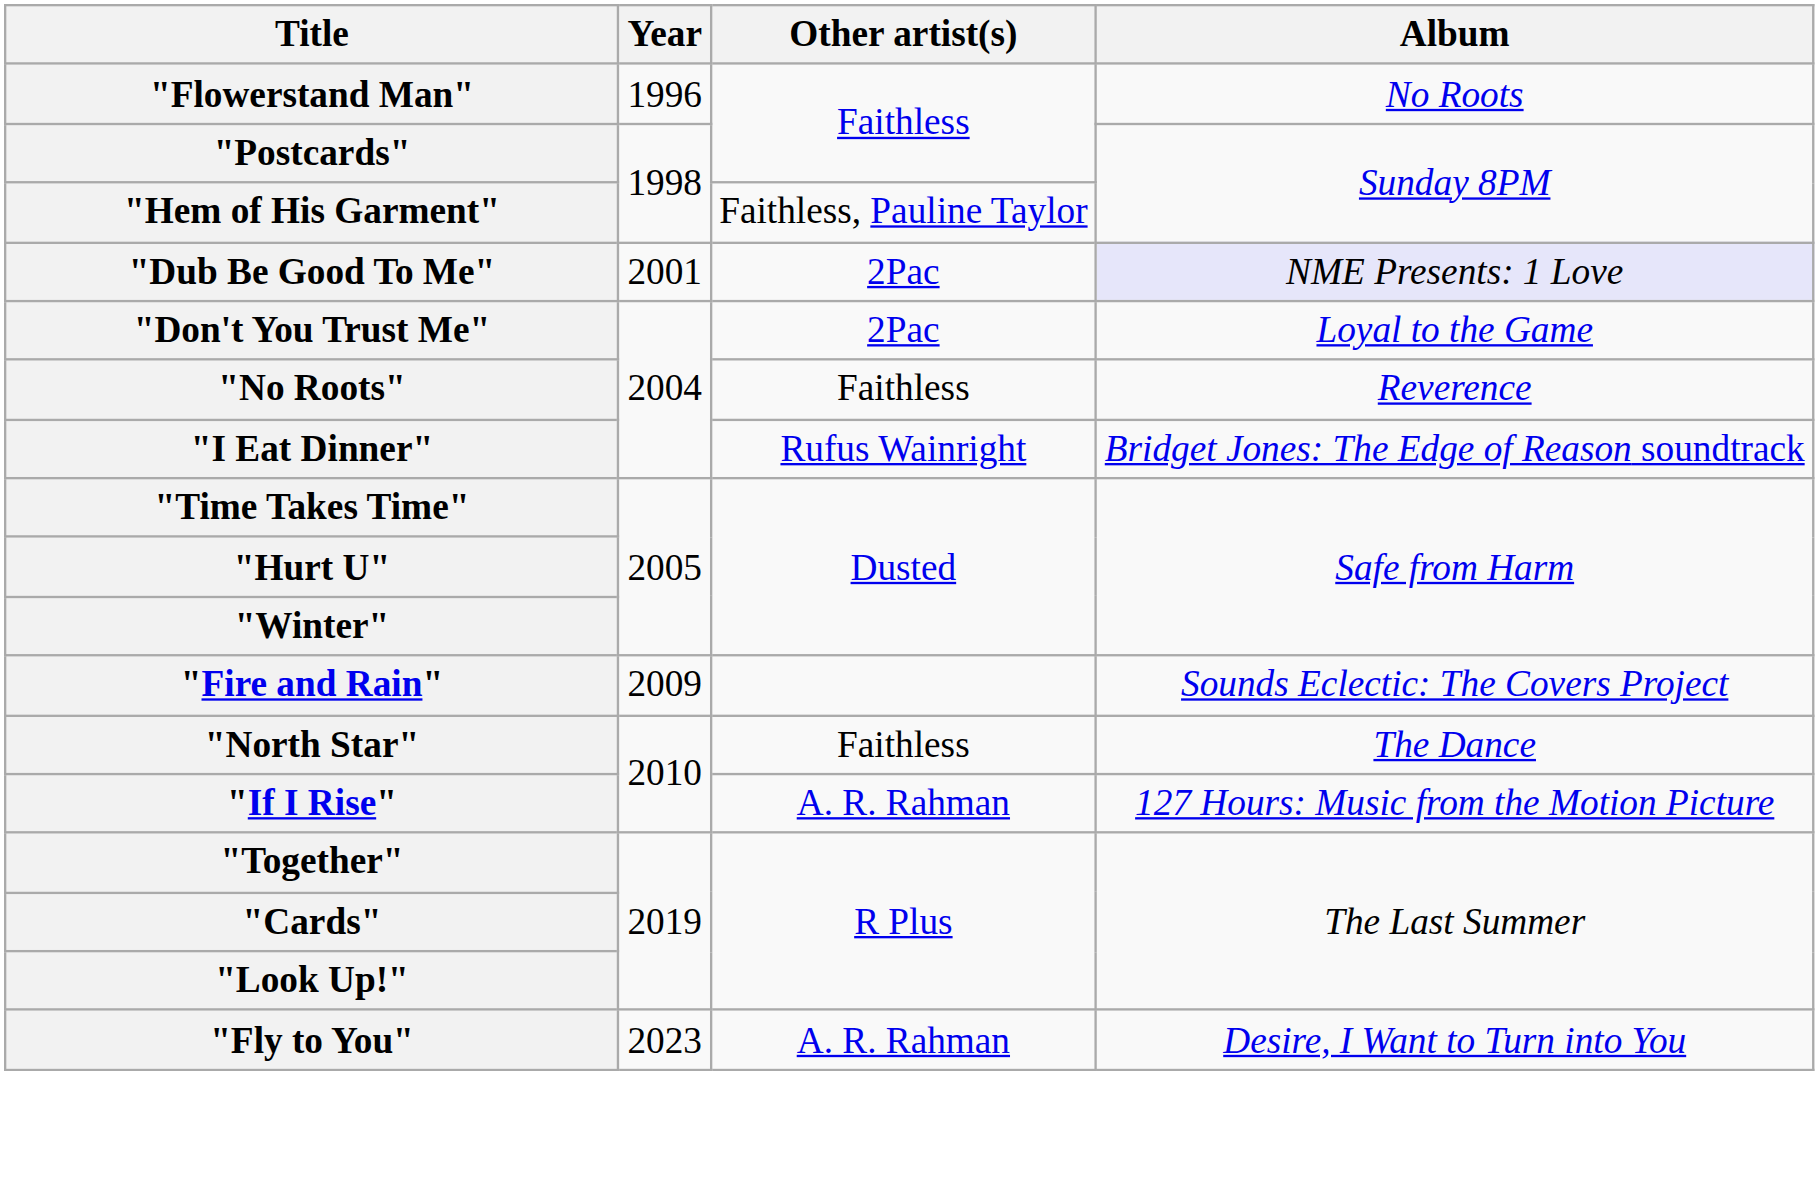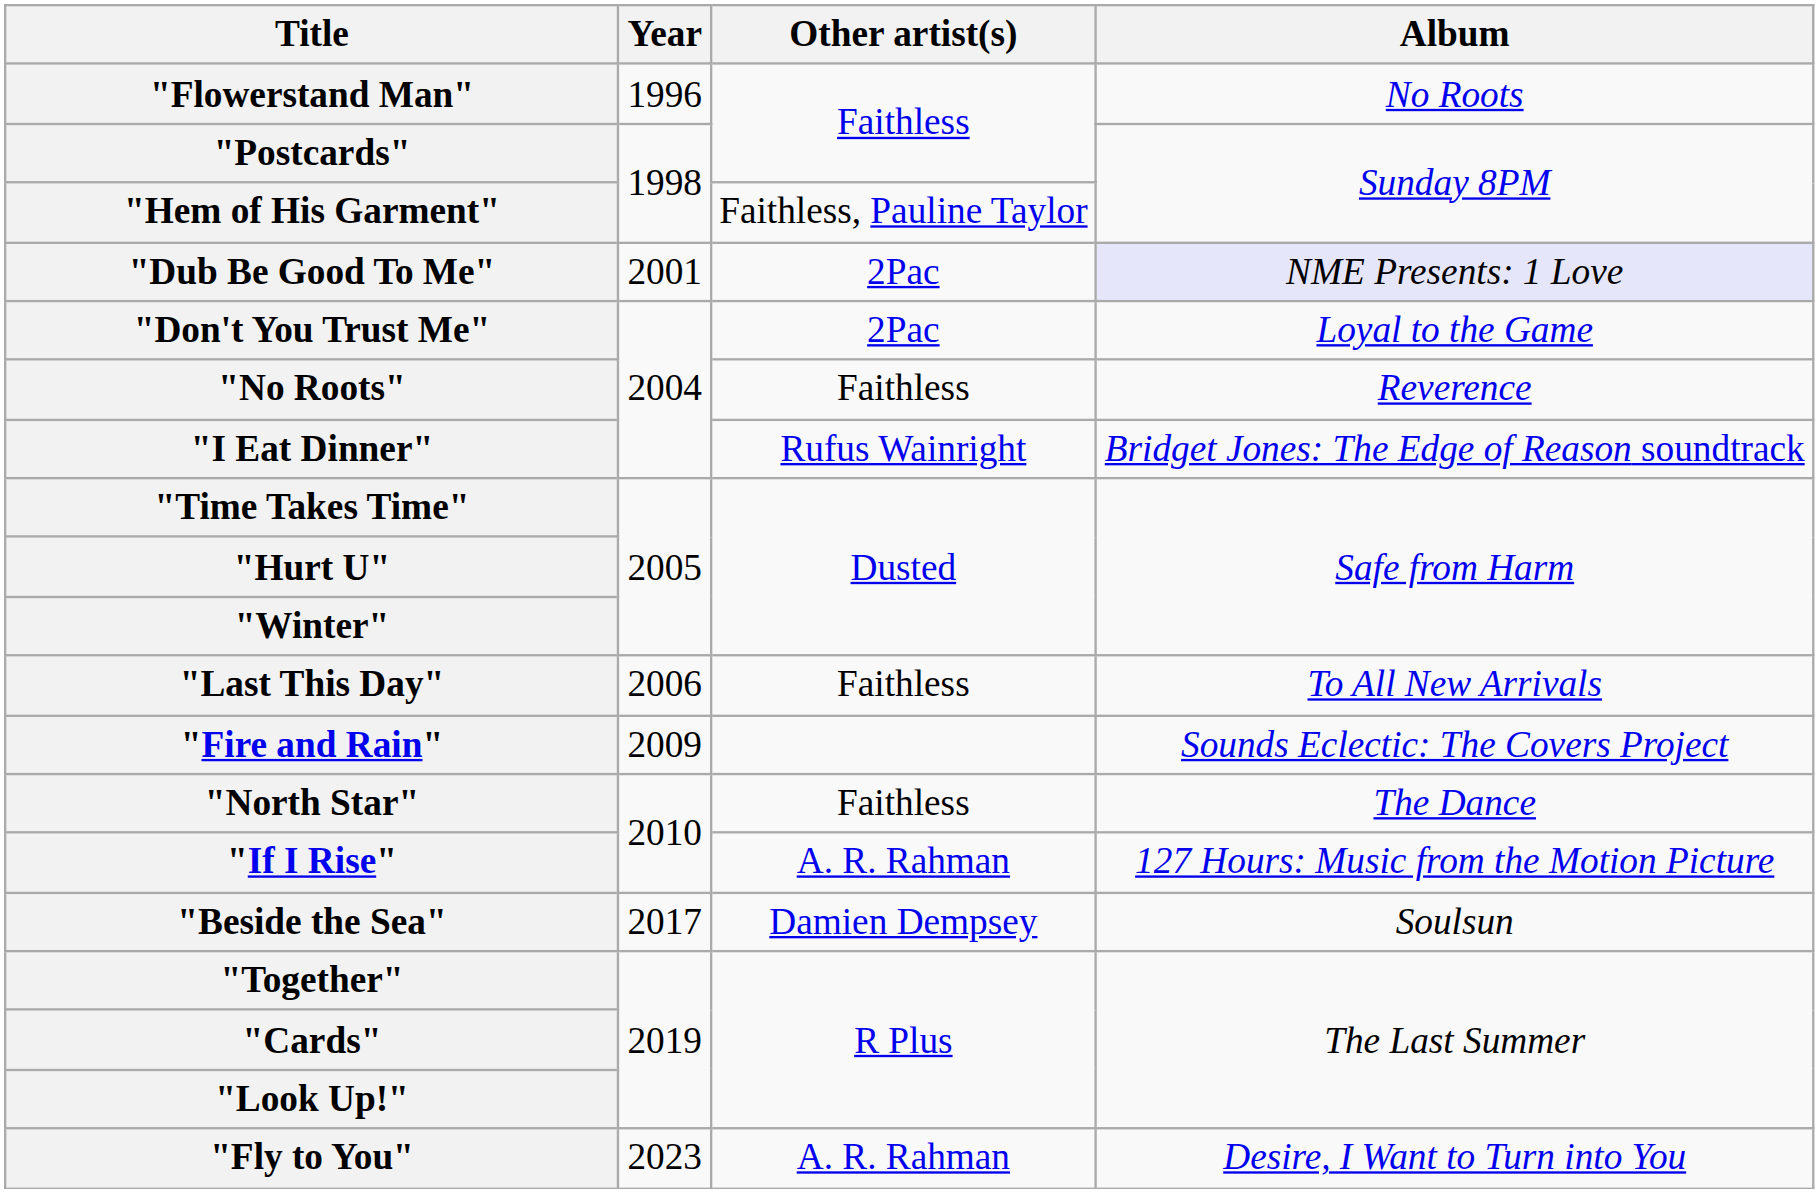+ row: (312, 684)
+ row: (312, 920)
